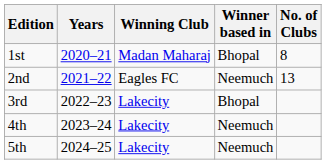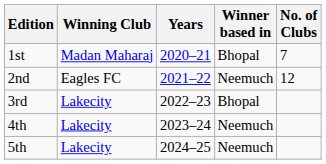columns swapped: (86, 24) <-> (165, 24)
(284, 55) 8 -> (284, 55) 7
(287, 78) 13 -> (287, 78) 12
